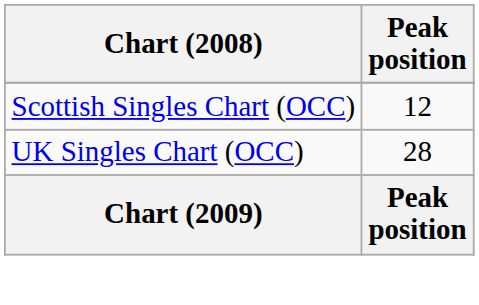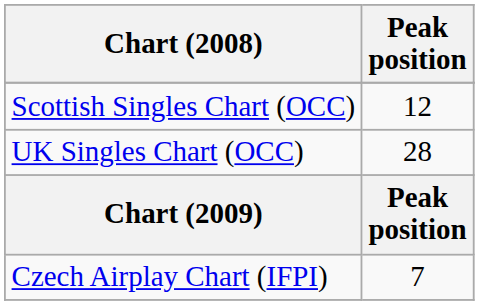+ row: (170, 276)
